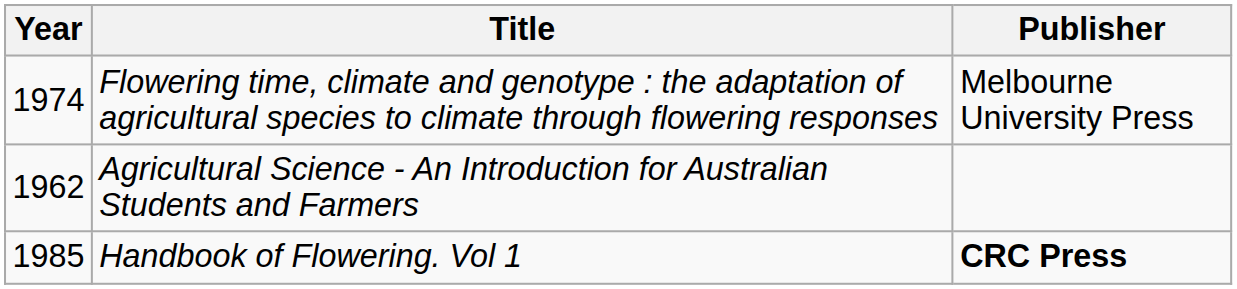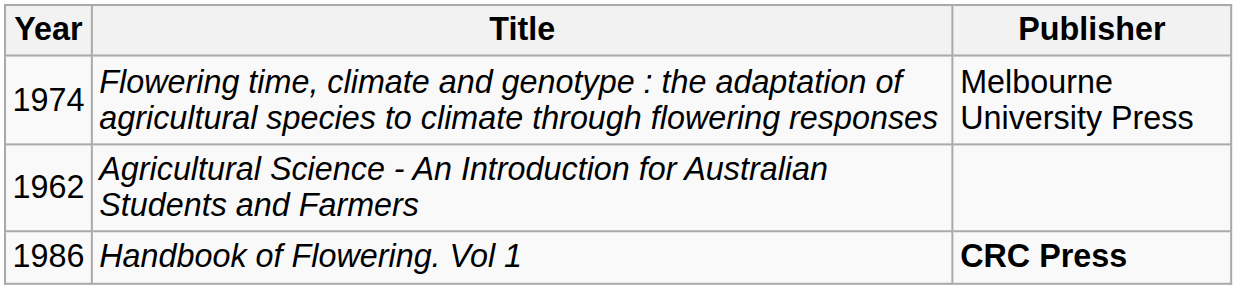(48, 256) 1985 -> (48, 256) 1986
